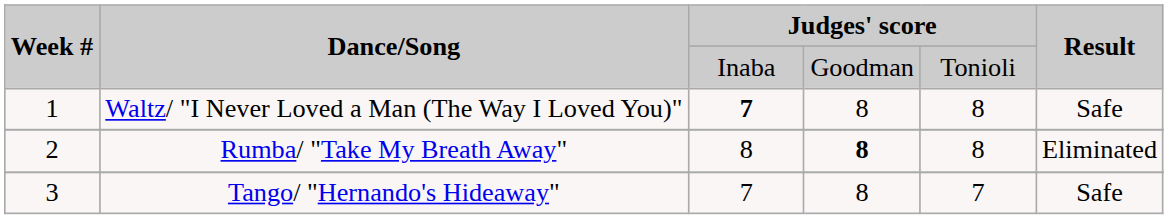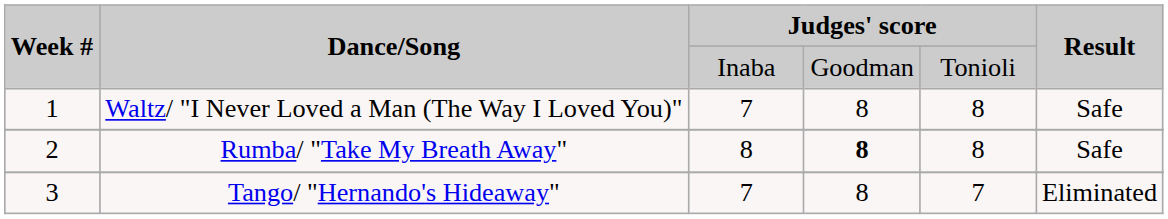(746, 108) bold -> (746, 108) normal
(1100, 150) Eliminated -> (1100, 150) Safe
(1100, 192) Safe -> (1100, 192) Eliminated
